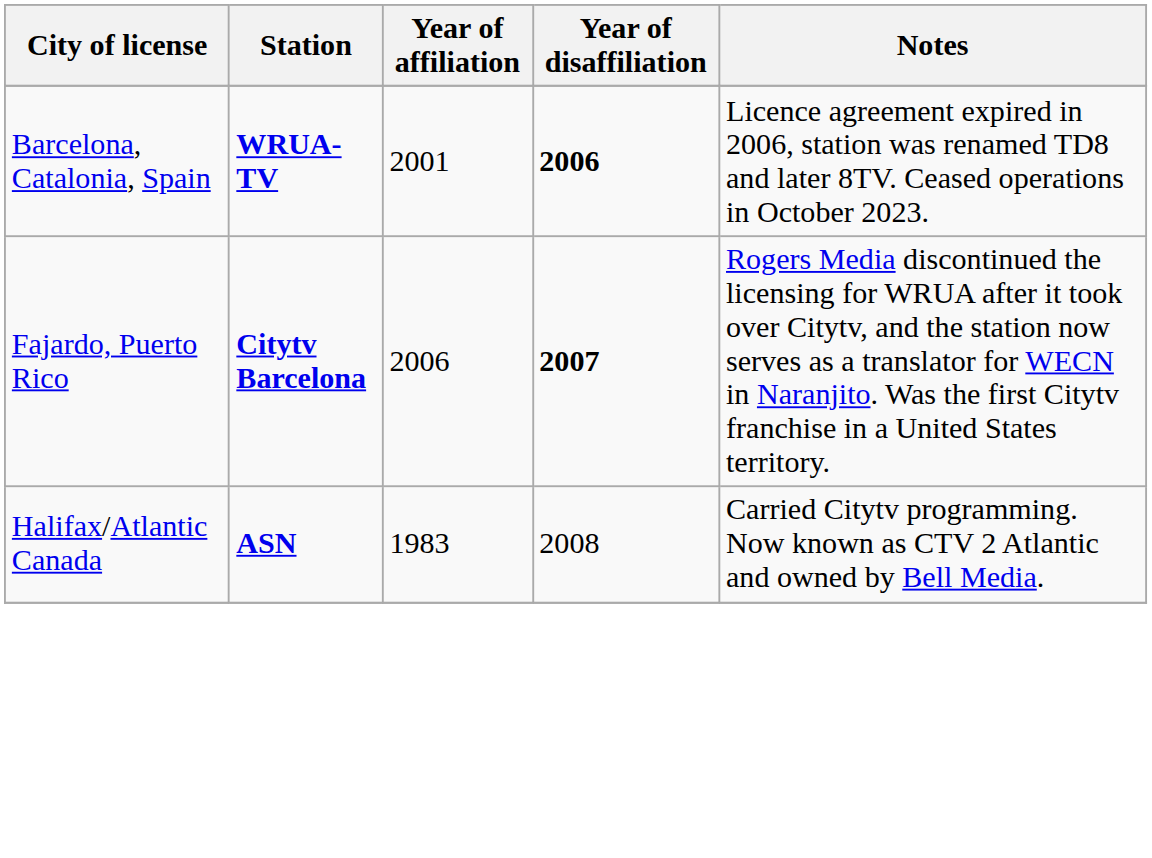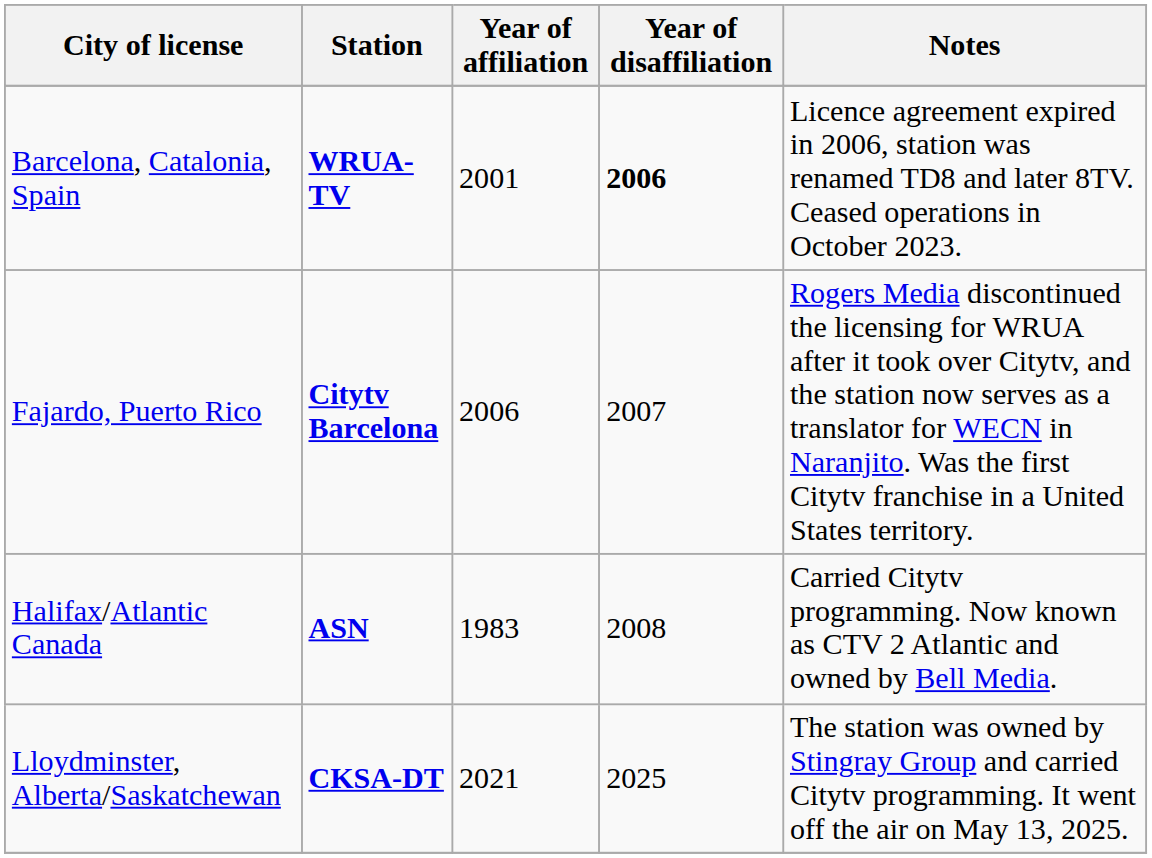(569, 360) bold -> (636, 411) normal
+ row: (146, 777)
